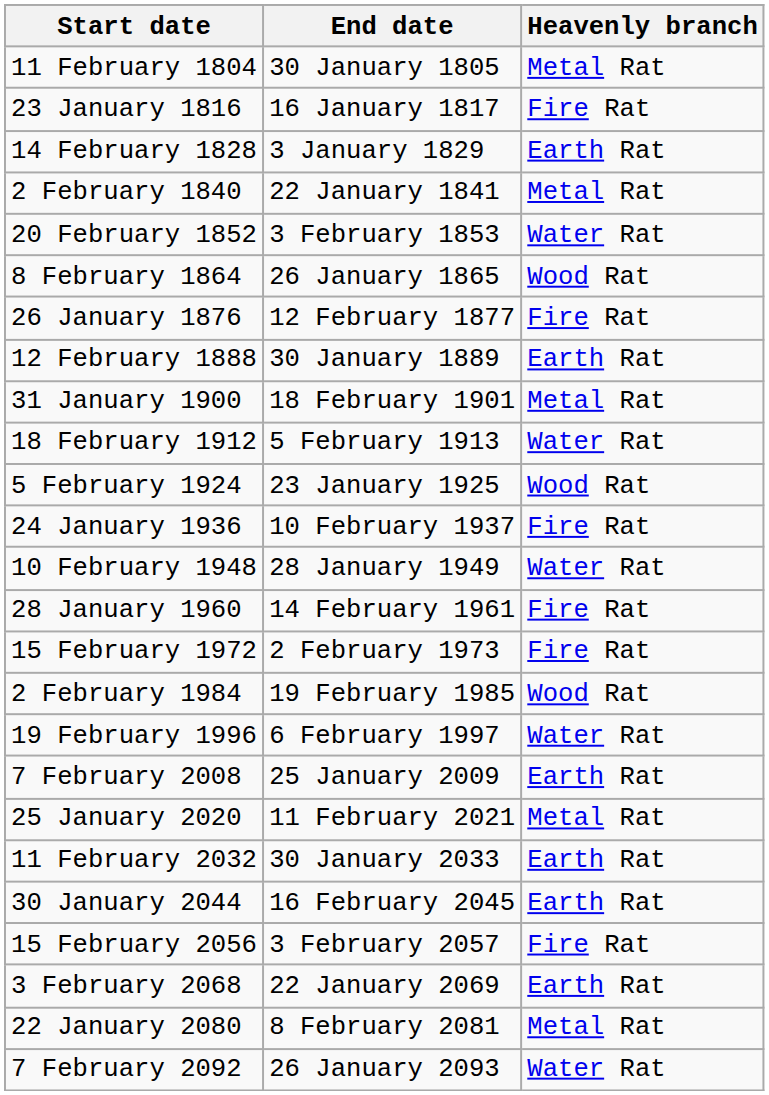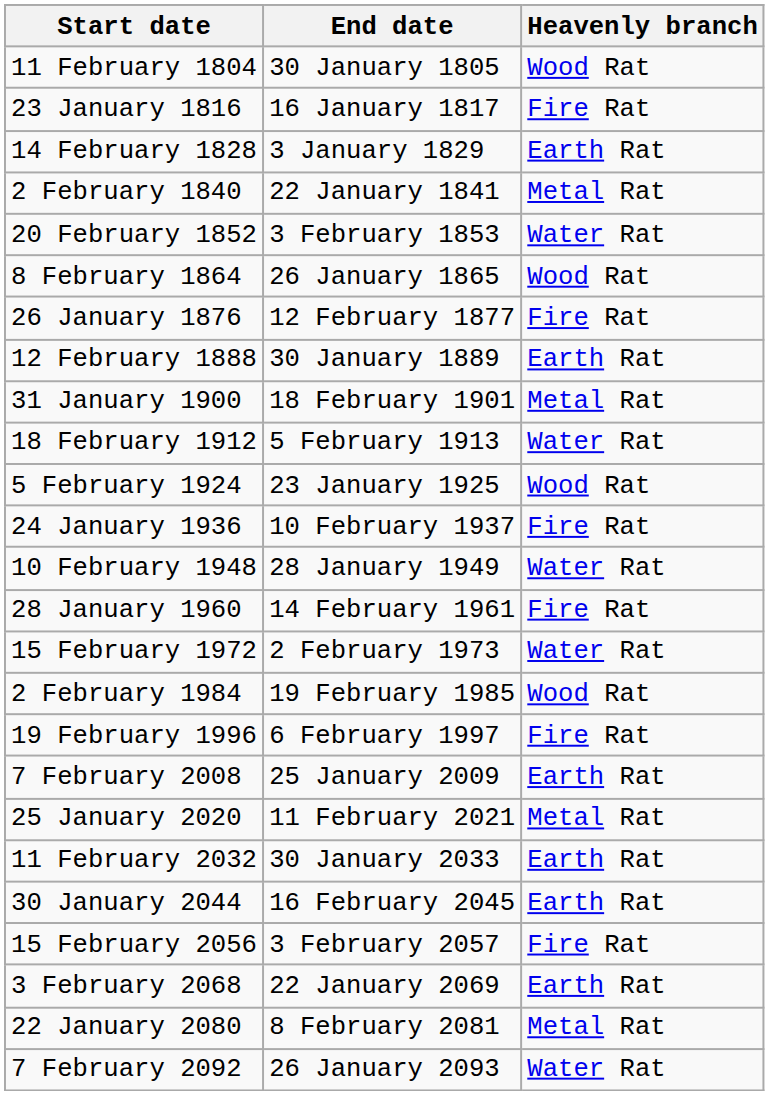(596, 68) Metal Rat -> (589, 68) Wood Rat
(589, 652) Fire Rat -> (596, 652) Water Rat
(596, 735) Water Rat -> (589, 735) Fire Rat
